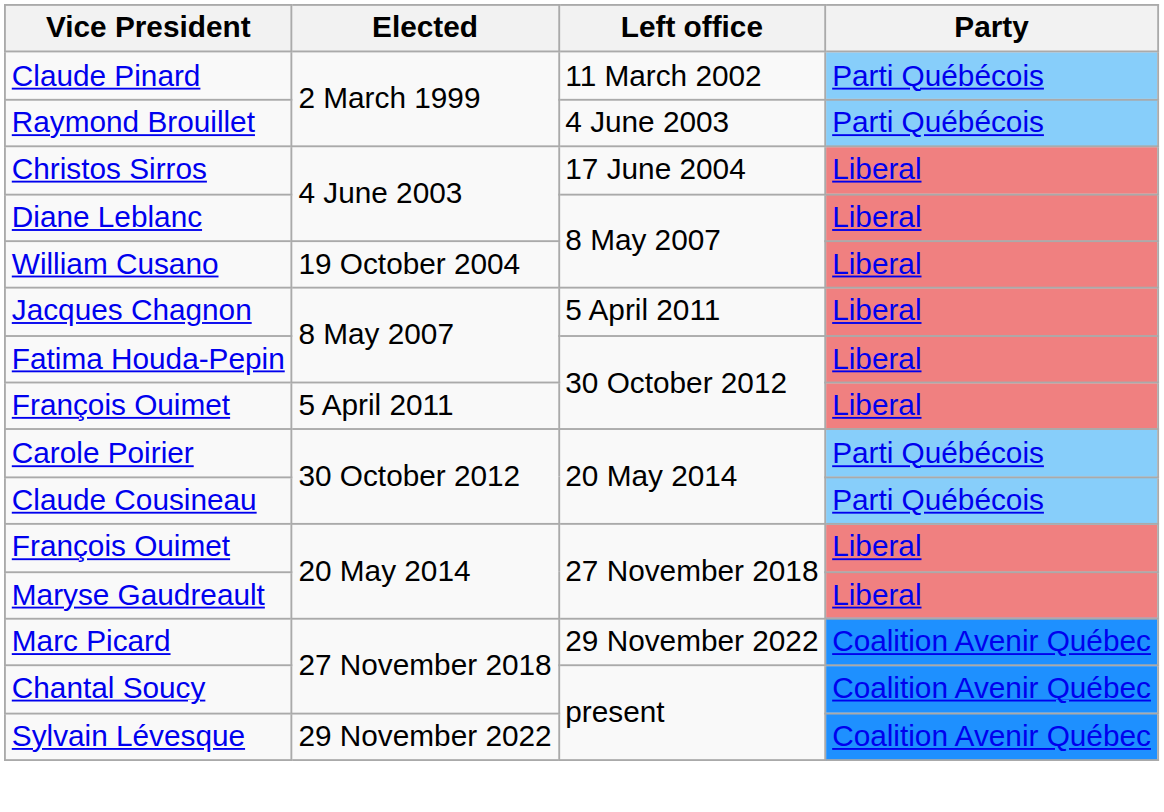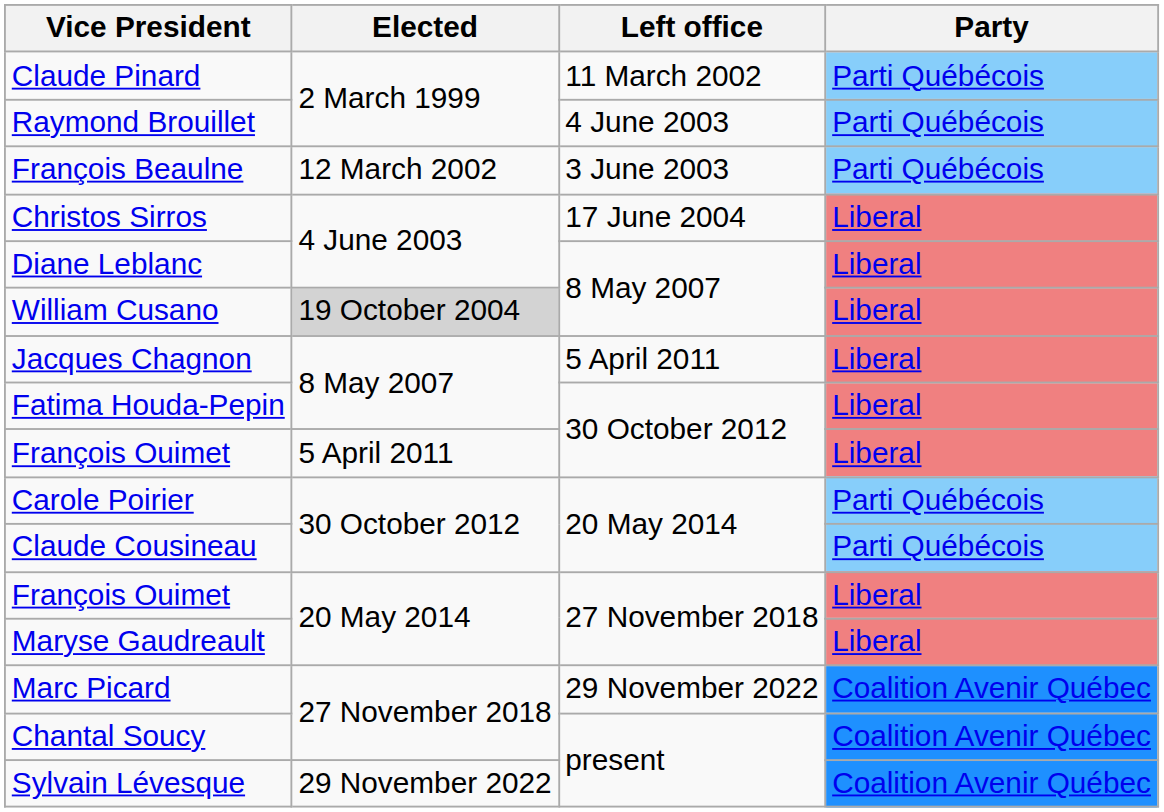+ row: (128, 169)
(409, 264) no background -> (409, 311) lightgrey background
